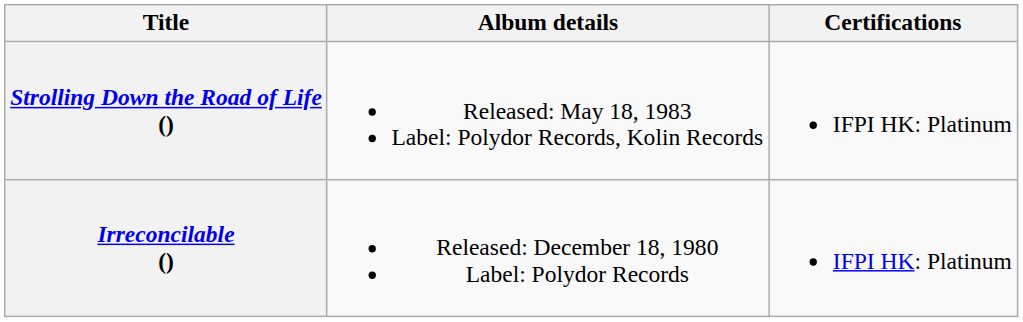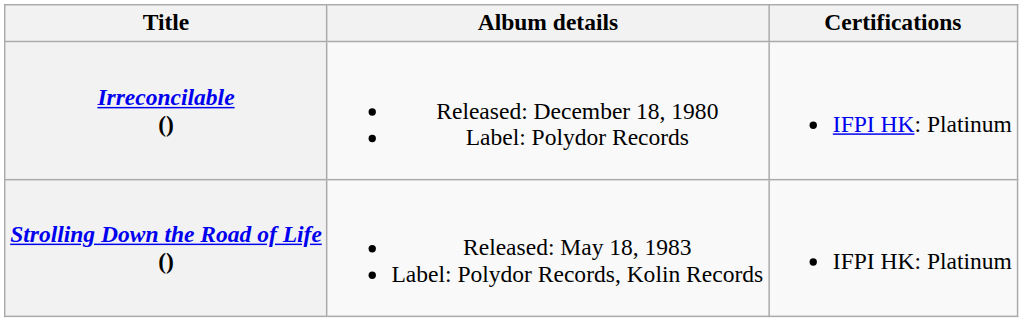rows swapped: (166, 247) <-> (166, 110)
